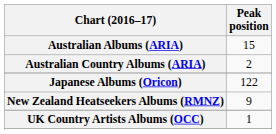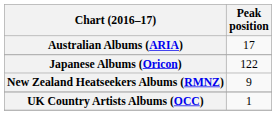(249, 45) 15 -> (249, 45) 17
- row: (115, 63)
